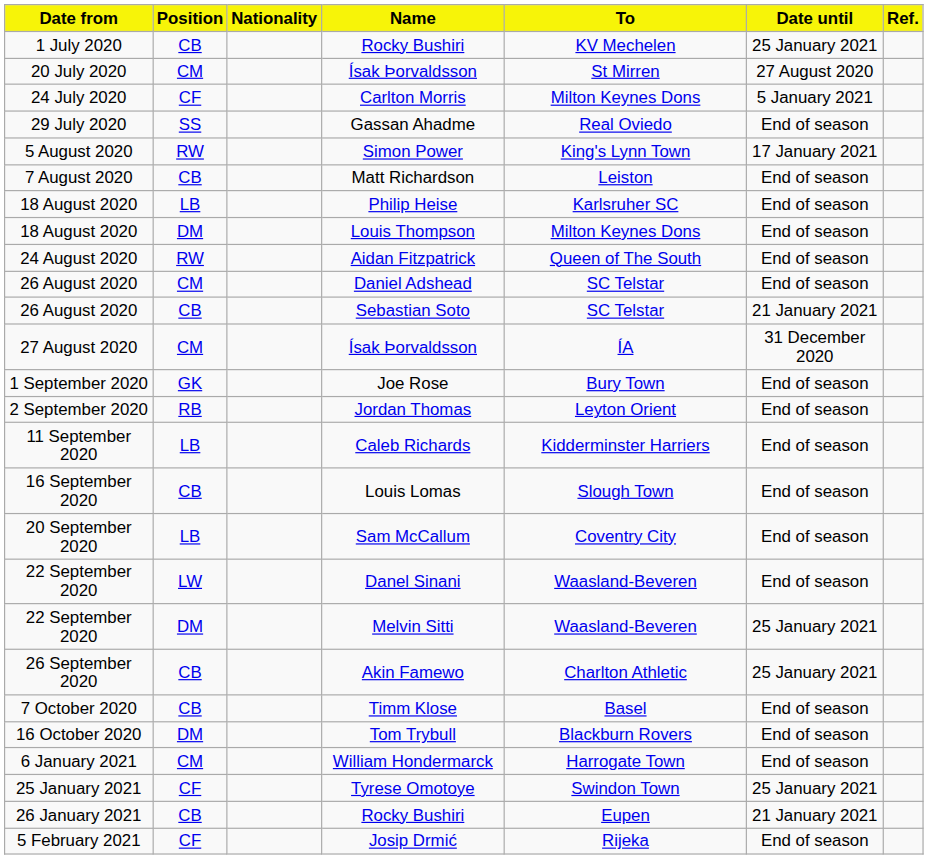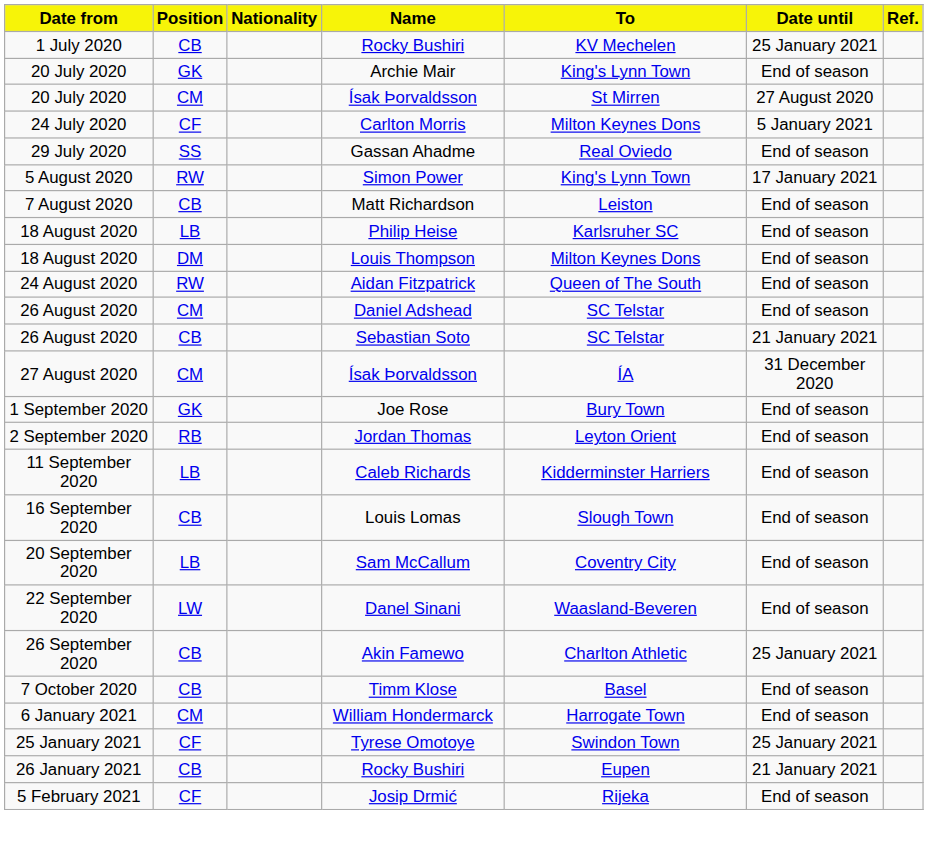+ row: (79, 72)
- row: (79, 627)
- row: (79, 735)
